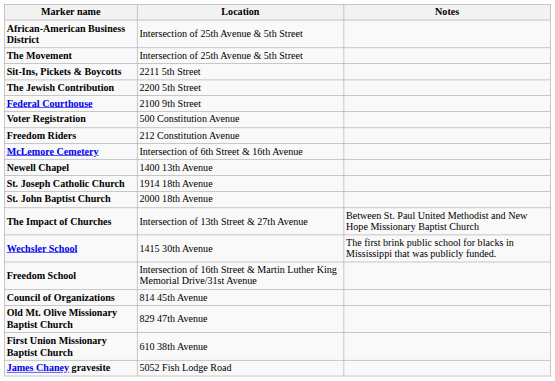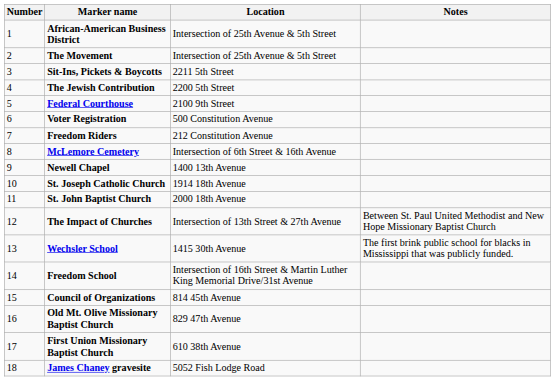+ column: (25, 12)
